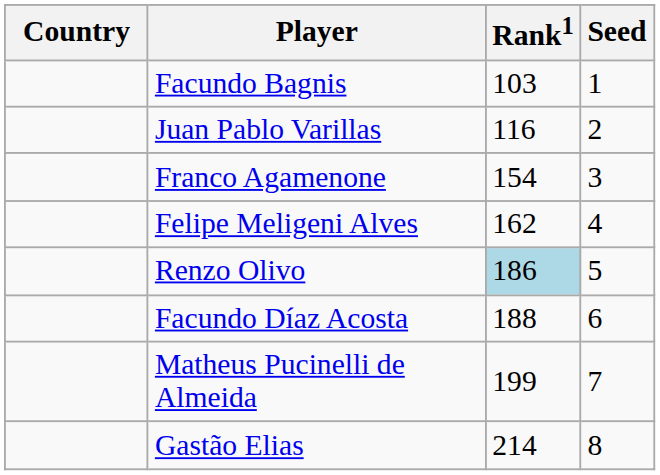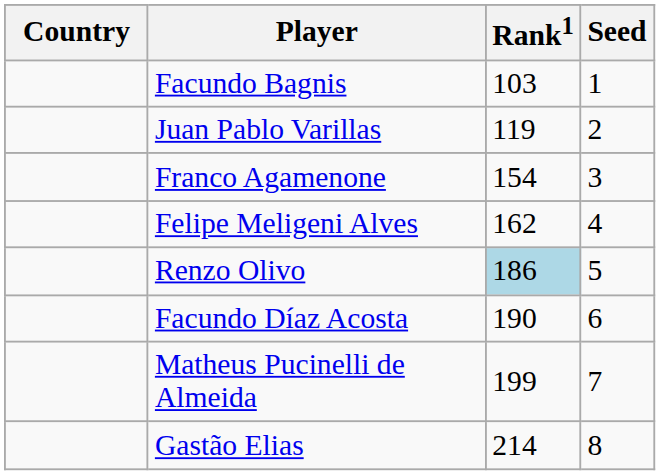(514, 129) 116 -> (514, 129) 119
(514, 317) 188 -> (514, 317) 190
